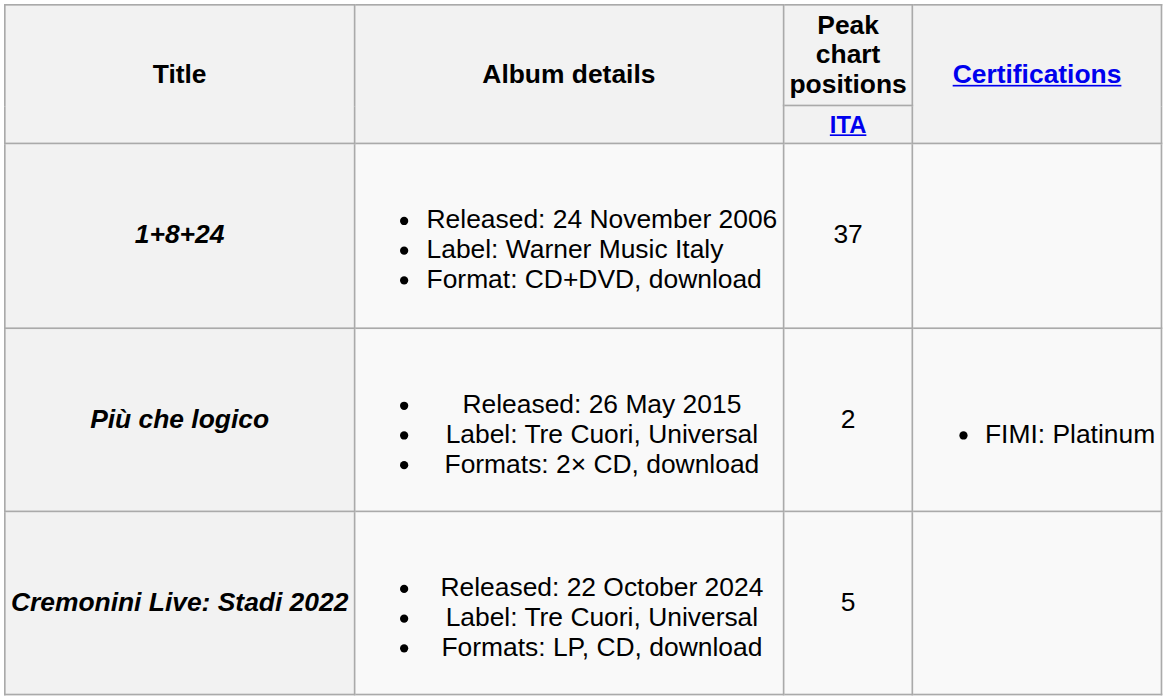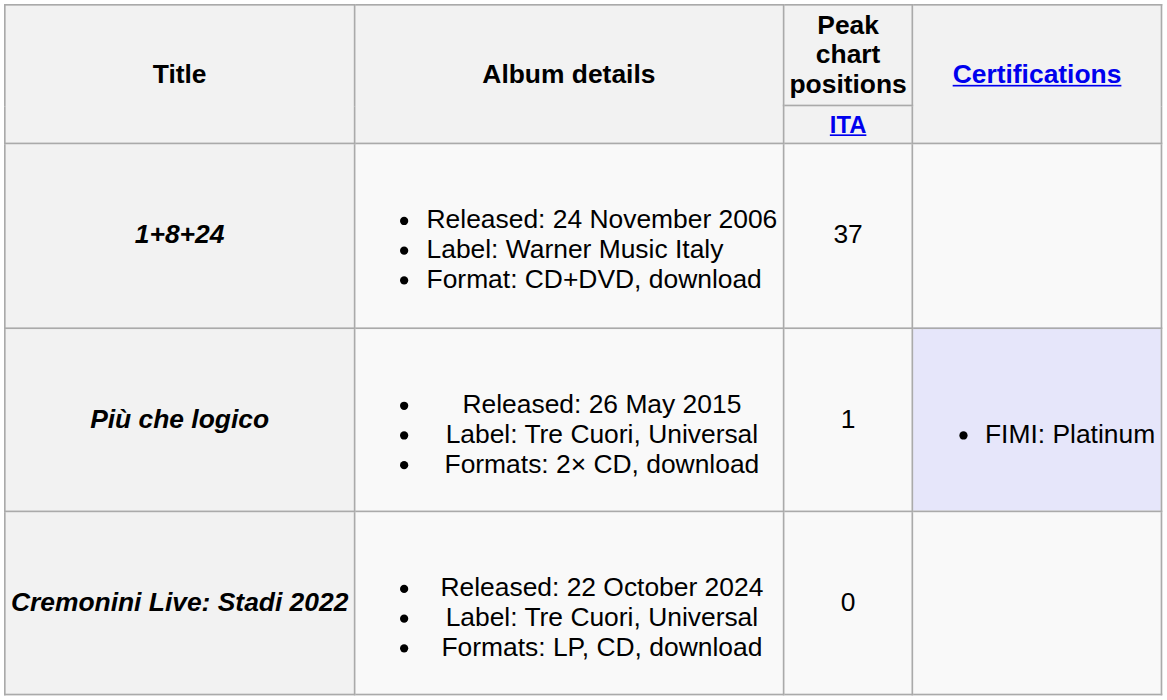(848, 418) 2 -> (848, 418) 1
(1037, 434) no background -> (1037, 434) lavender background
(848, 602) 5 -> (848, 602) 0
